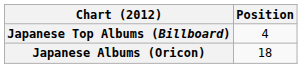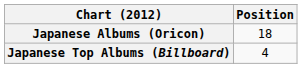rows swapped: (119, 53) <-> (119, 34)
